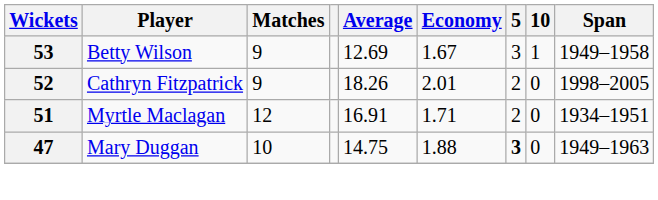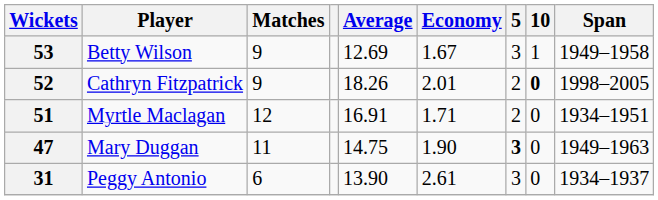(535, 83) normal -> (535, 83) bold
(262, 147) 10 -> (262, 147) 11
(439, 147) 1.88 -> (439, 147) 1.90
+ row: (43, 178)
